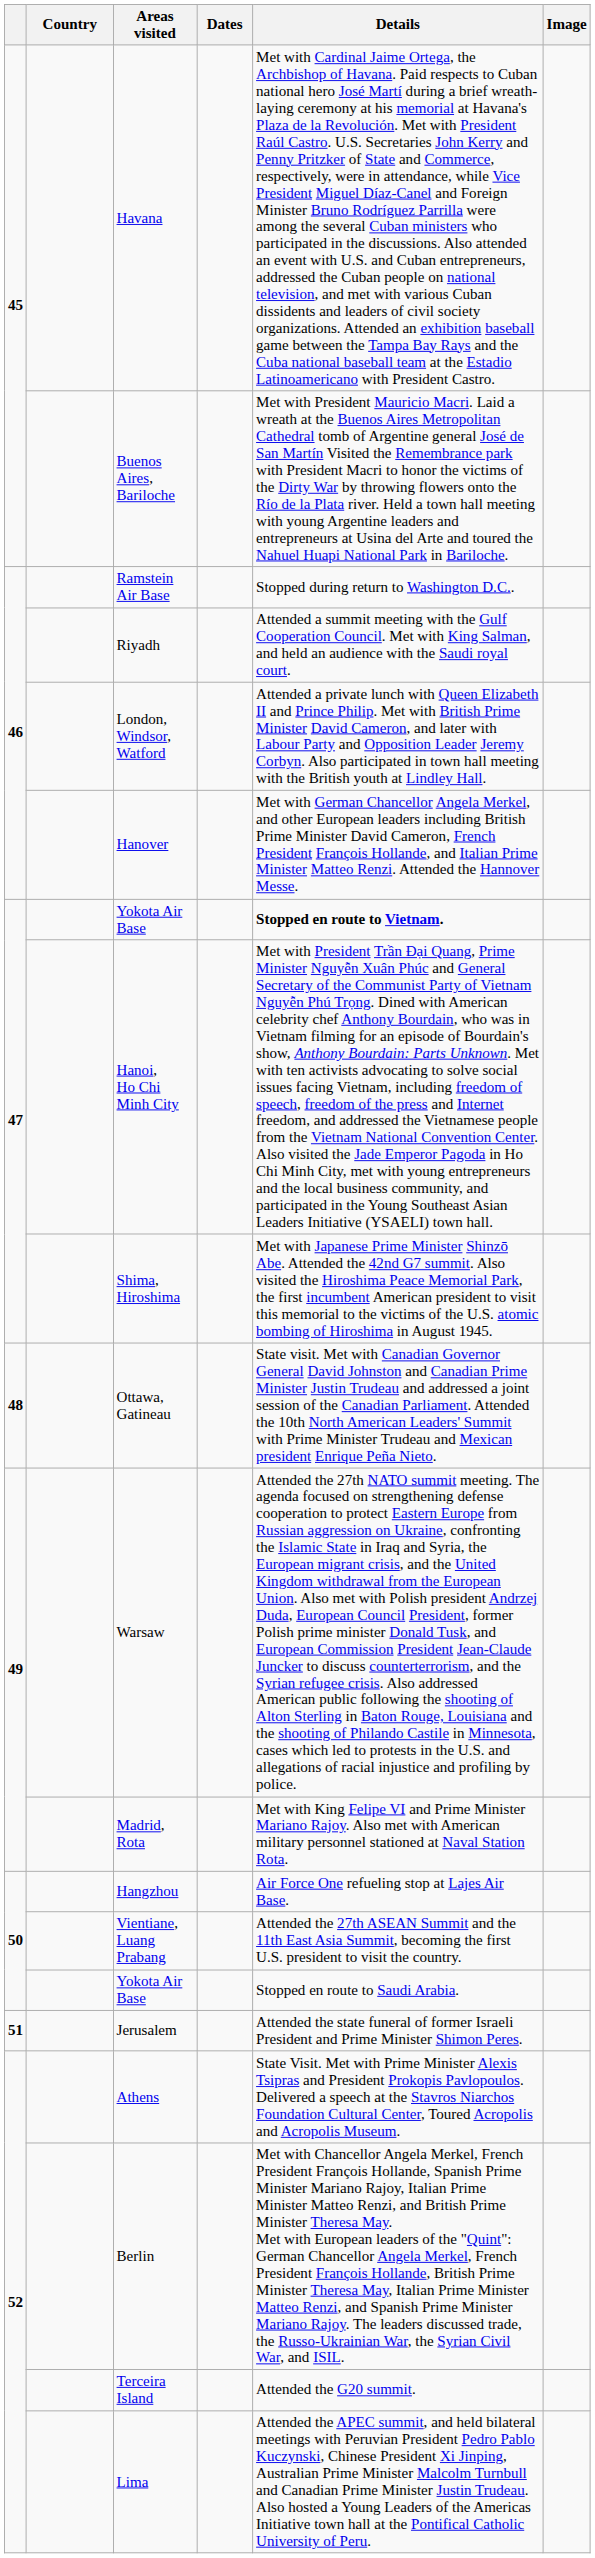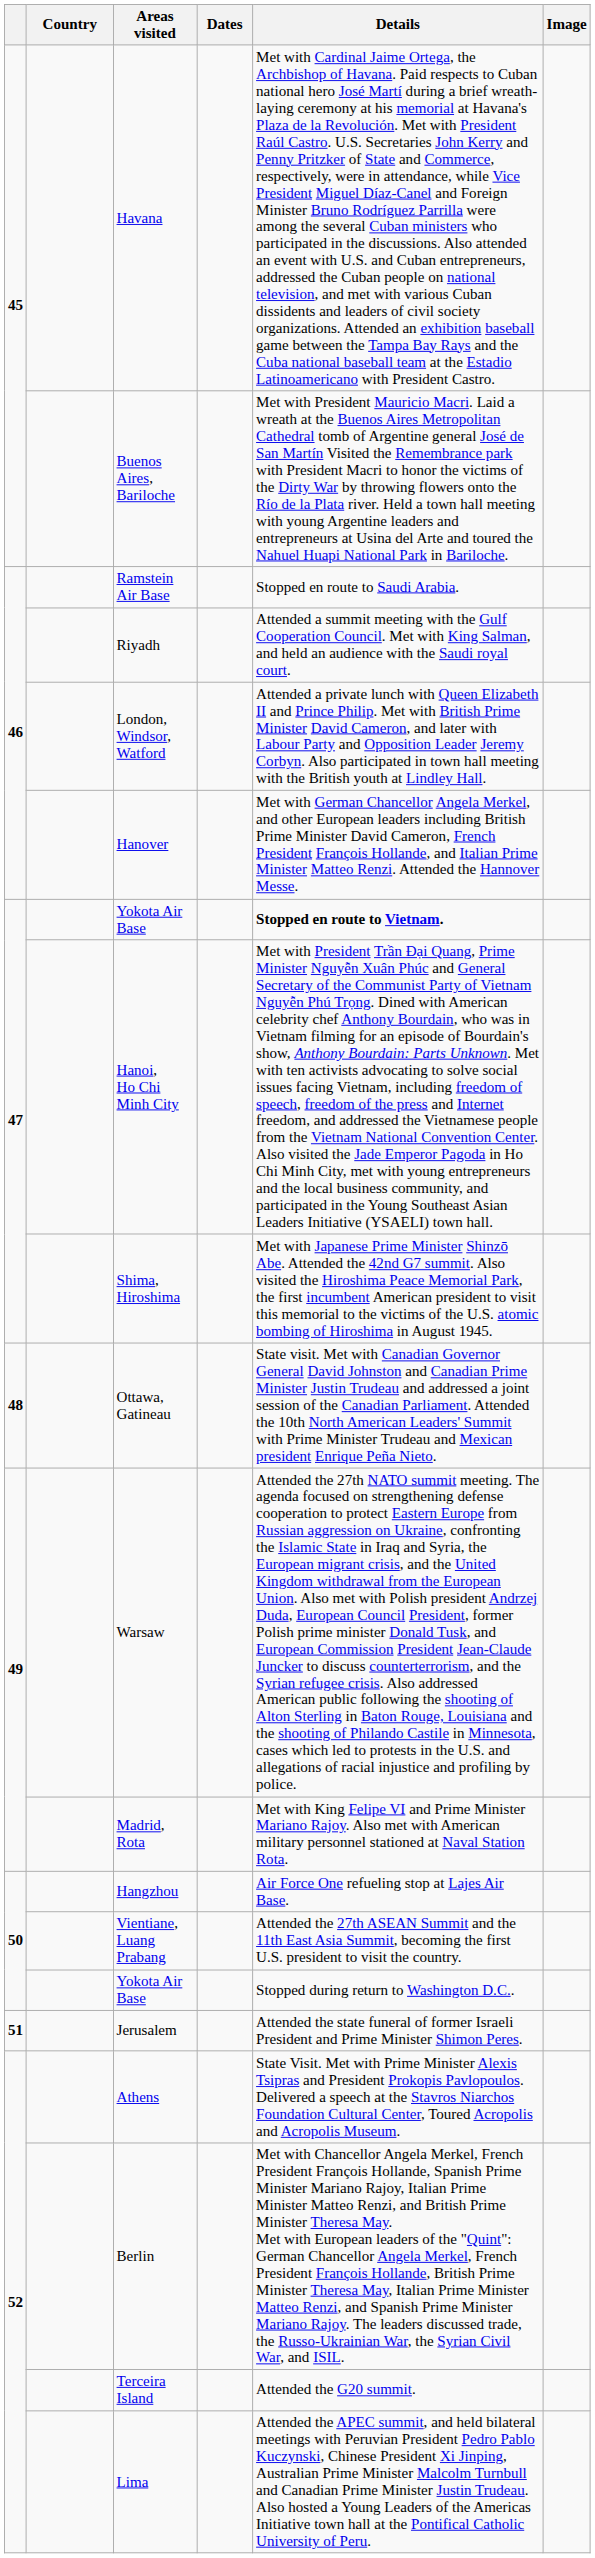(385, 587) Stopped during return to Washington D.C.. -> (358, 587) Stopped en route to Saudi Arabia.
(358, 1990) Stopped en route to Saudi Arabia. -> (385, 1990) Stopped during return to Washington D.C..
